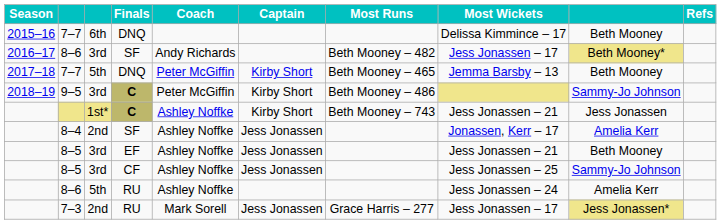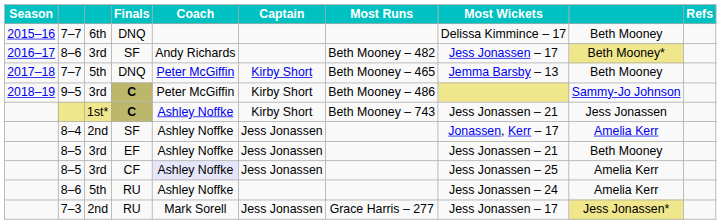(195, 170) no background -> (195, 170) lavender background
(626, 170) Sammy-Jo Johnson -> (626, 170) Amelia Kerr
